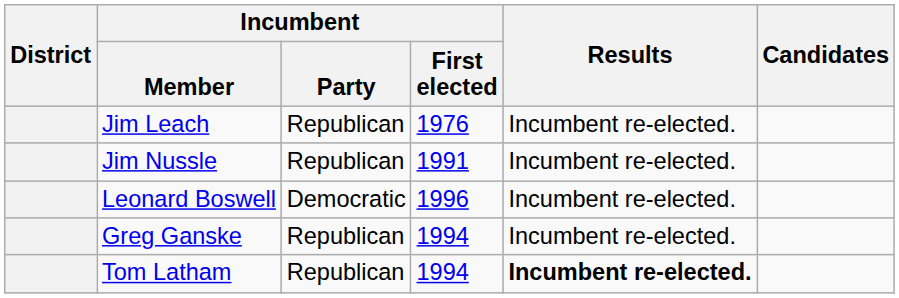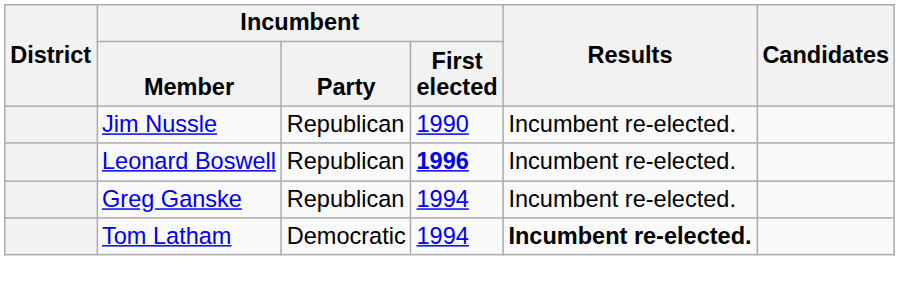- row: (156, 124)
(443, 161) 1991 -> (443, 124) 1990
(346, 198) Democratic -> (346, 161) Republican
(443, 198) normal -> (443, 161) bold
(346, 273) Republican -> (346, 236) Democratic
